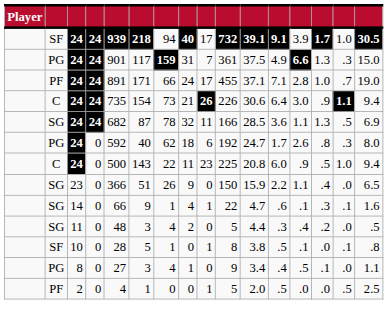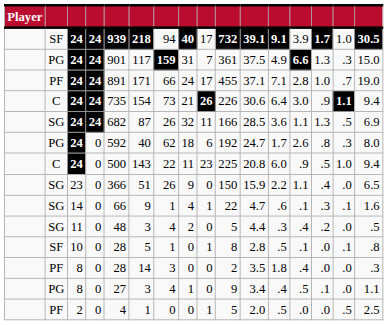(169, 122) 78 -> (169, 122) 26
(257, 247) 3.8 -> (257, 247) 2.8
+ row: (56, 268)
